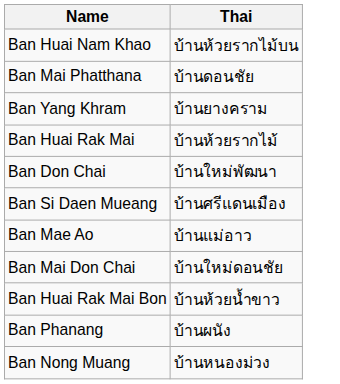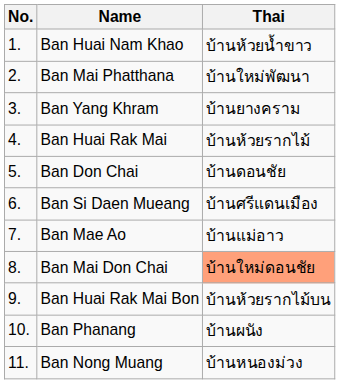+ column: (21, 16)
(236, 45) บ้านห้วยรากไม้บน -> (259, 45) บ้านห้วยน้ำขาว
(214, 77) บ้านดอนชัย -> (258, 77) บ้านใหม่พัฒนา
(225, 172) บ้านใหม่พัฒนา -> (246, 172) บ้านดอนชัย
(228, 267) no background -> (261, 267) lightsalmon background
(227, 299) บ้านห้วยน้ำขาว -> (269, 299) บ้านห้วยรากไม้บน
